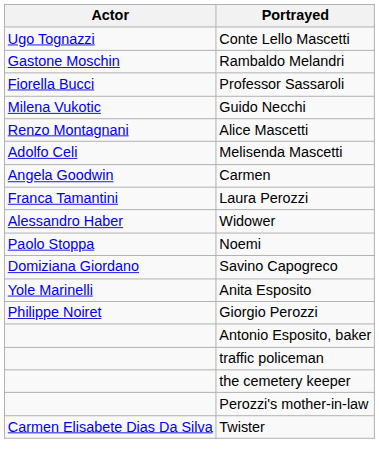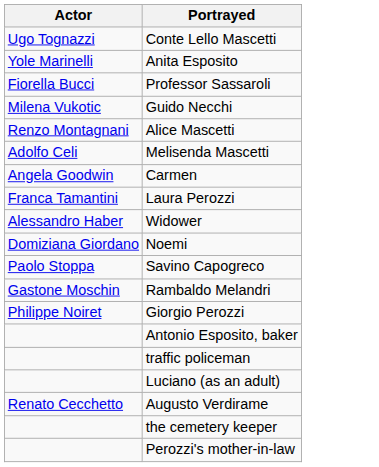rows swapped: (282, 61) <-> (265, 289)
(51, 244) Paolo Stoppa -> (73, 244) Domiziana Giordano
(73, 267) Domiziana Giordano -> (51, 267) Paolo Stoppa
+ row: (213, 381)
+ row: (207, 404)
- row: (242, 426)
